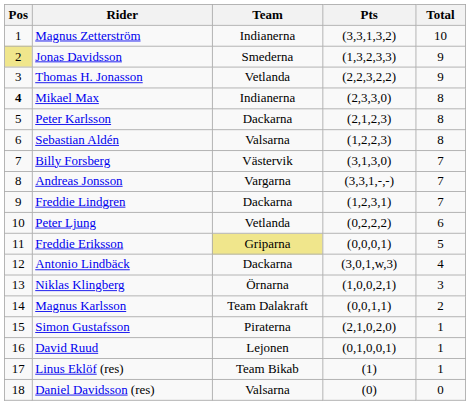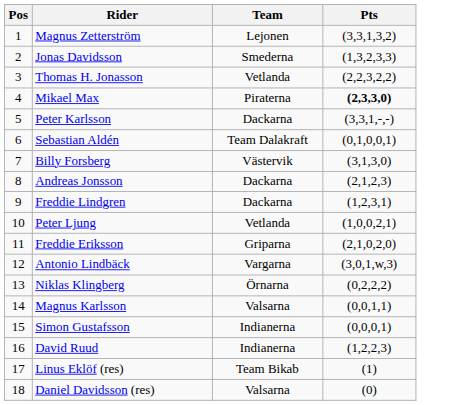- column: (440, 14)
(267, 35) Indianerna -> (267, 35) Lejonen
(18, 56) khaki background -> (18, 56) no background
(18, 98) bold -> (18, 98) normal
(267, 98) Indianerna -> (267, 98) Piraterna
(369, 98) normal -> (369, 98) bold
(369, 118) (2,1,2,3) -> (369, 118) (3,3,1,-,-)
(267, 139) Valsarna -> (267, 139) Team Dalakraft
(369, 139) (1,2,2,3) -> (369, 139) (0,1,0,0,1)
(267, 181) Vargarna -> (267, 181) Dackarna
(369, 181) (3,3,1,-,-) -> (369, 181) (2,1,2,3)
(369, 223) (0,2,2,2) -> (369, 223) (1,0,0,2,1)
(267, 243) khaki background -> (267, 243) no background
(369, 243) (0,0,0,1) -> (369, 243) (2,1,0,2,0)
(267, 264) Dackarna -> (267, 264) Vargarna
(369, 285) (1,0,0,2,1) -> (369, 285) (0,2,2,2)
(267, 306) Team Dalakraft -> (267, 306) Valsarna
(267, 327) Piraterna -> (267, 327) Indianerna
(369, 327) (2,1,0,2,0) -> (369, 327) (0,0,0,1)
(267, 347) Lejonen -> (267, 347) Indianerna
(369, 347) (0,1,0,0,1) -> (369, 347) (1,2,2,3)
